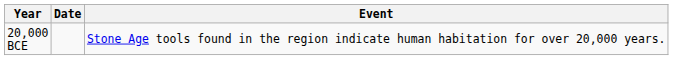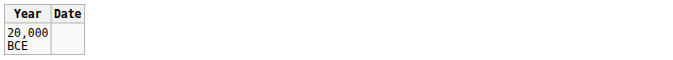- column: (376, 14)
